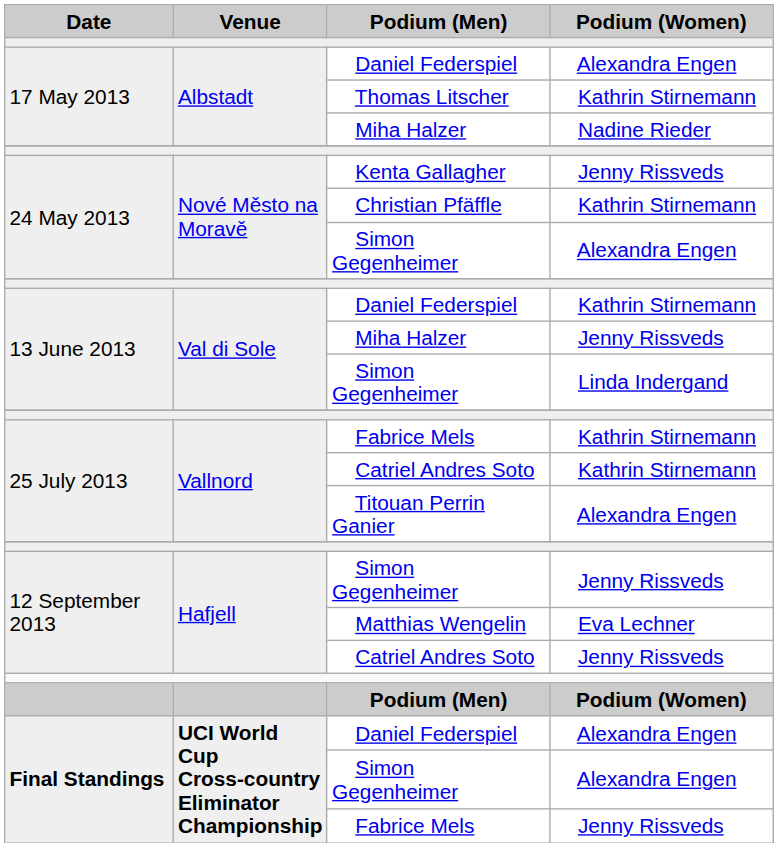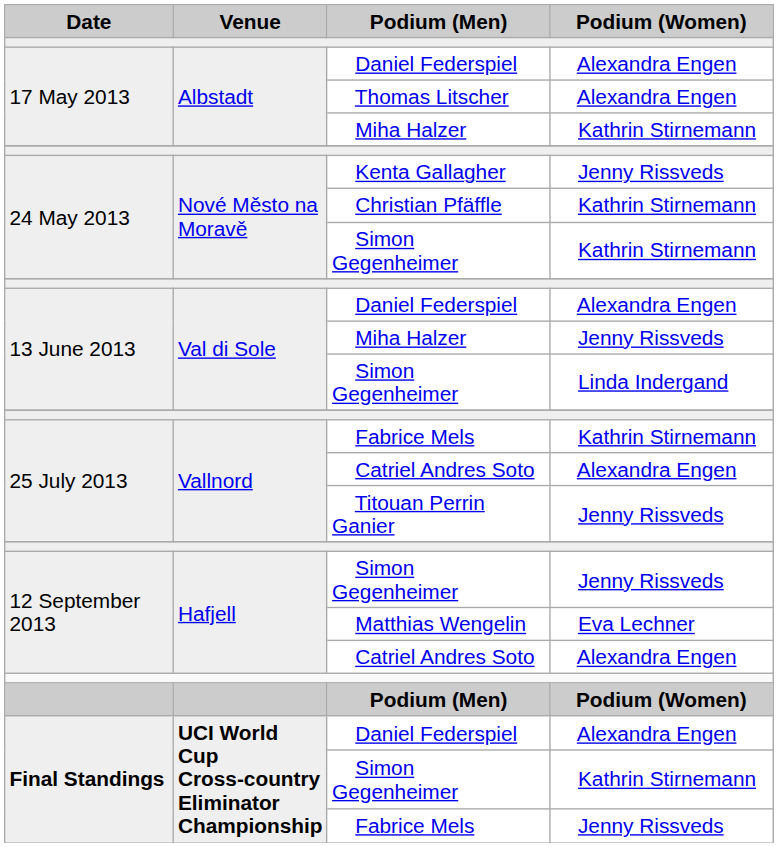(655, 97) Kathrin Stirnemann -> (646, 97) Alexandra Engen
(633, 130) Nadine Rieder -> (655, 130) Kathrin Stirnemann
(646, 250) Alexandra Engen -> (655, 250) Kathrin Stirnemann
(655, 304) Kathrin Stirnemann -> (646, 304) Alexandra Engen
(655, 469) Kathrin Stirnemann -> (646, 469) Alexandra Engen
(646, 514) Alexandra Engen -> (639, 514) Jenny Rissveds
(639, 657) Jenny Rissveds -> (646, 657) Alexandra Engen
(646, 780) Alexandra Engen -> (655, 780) Kathrin Stirnemann
